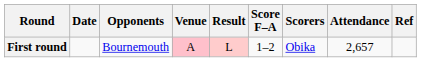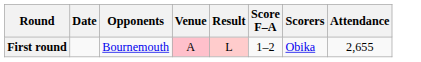- column: (404, 20)
(360, 47) 2,657 -> (360, 47) 2,655
